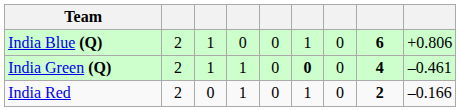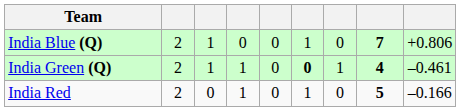(380, 42) 6 -> (380, 42) 7
(340, 67) 0 -> (340, 67) 1
(380, 93) 2 -> (380, 93) 5
